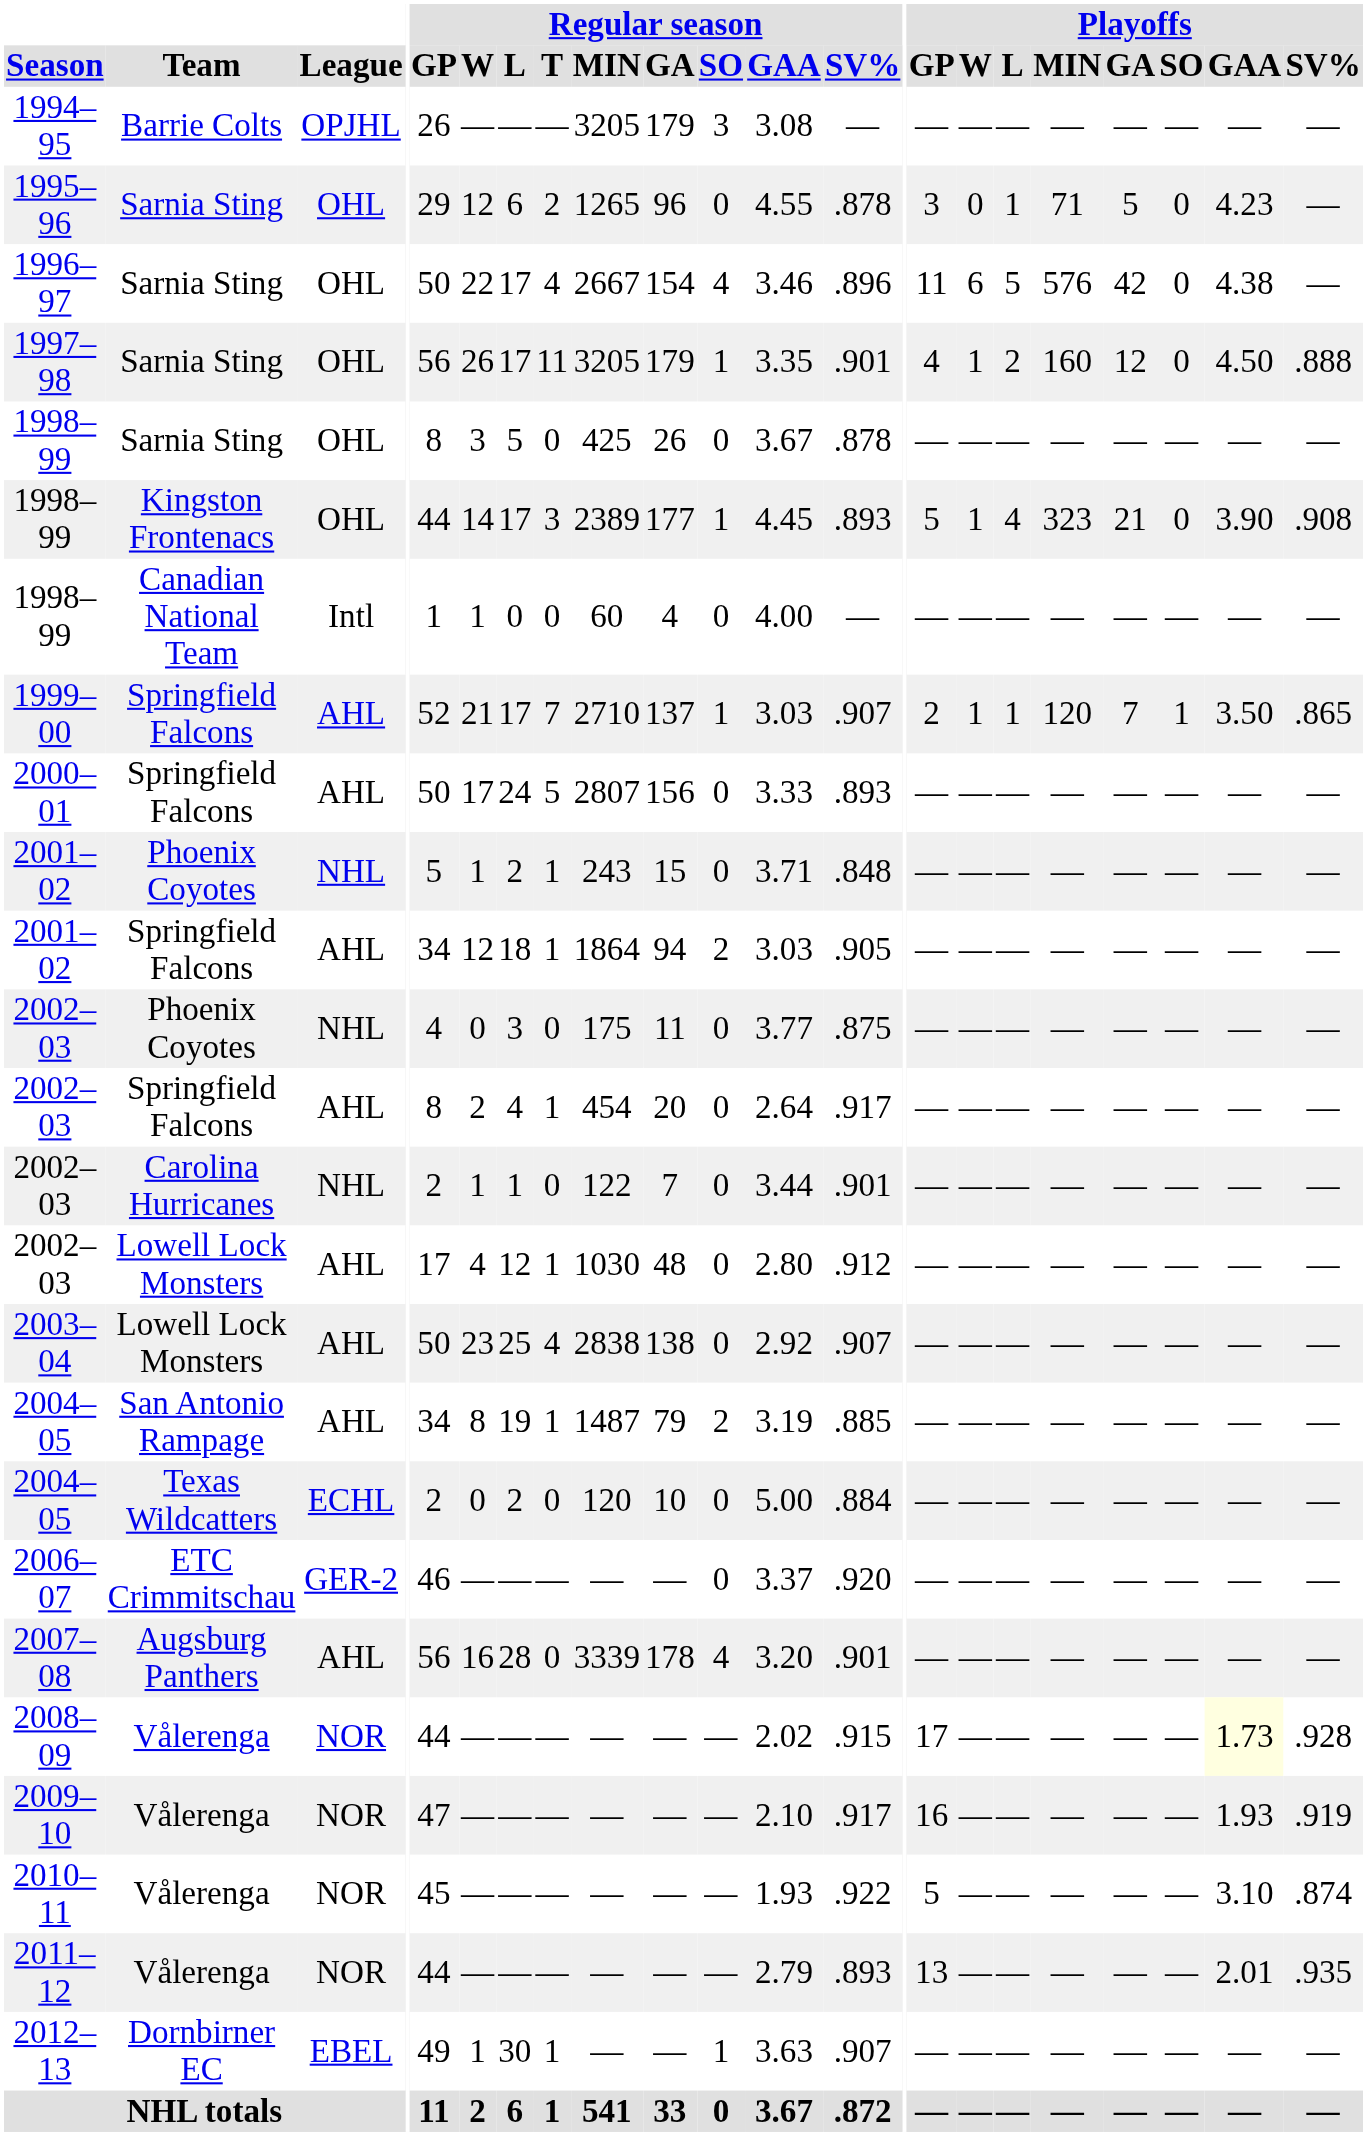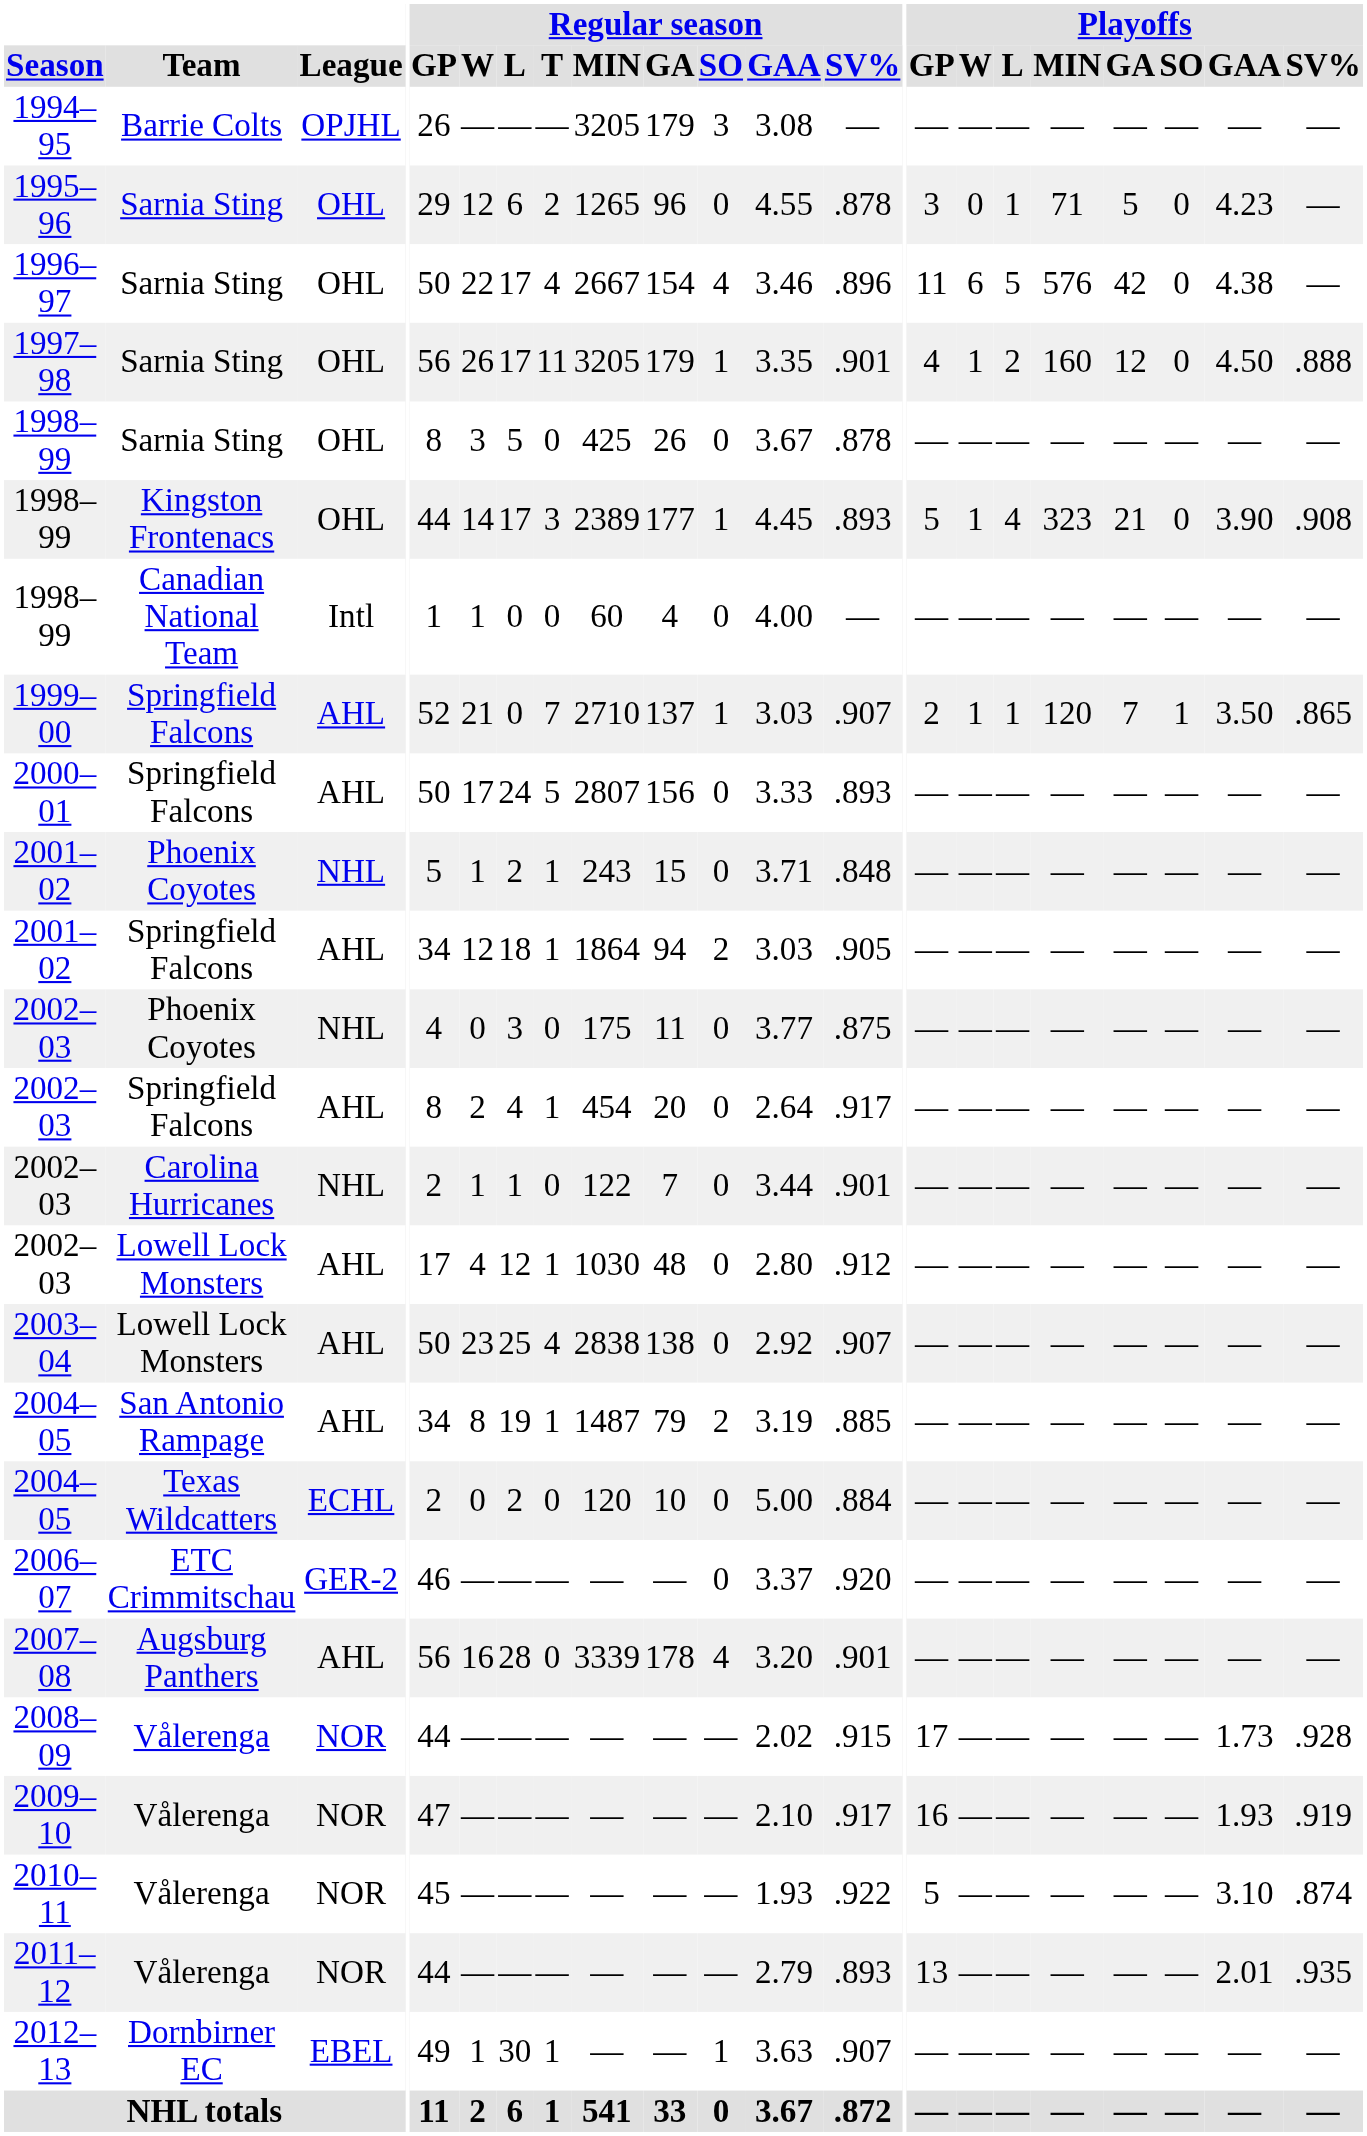(515, 713) 17 -> (515, 713) 0
(1244, 1736) lightyellow background -> (1244, 1736) no background
